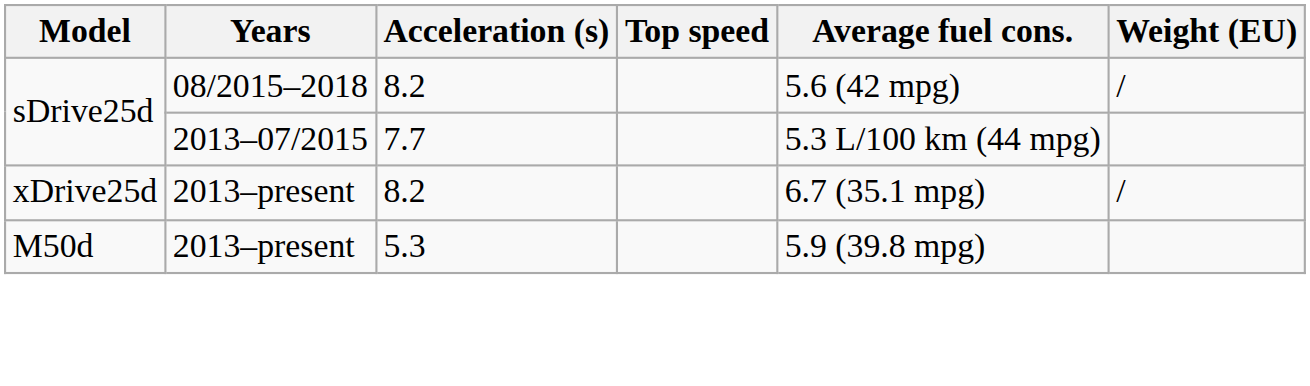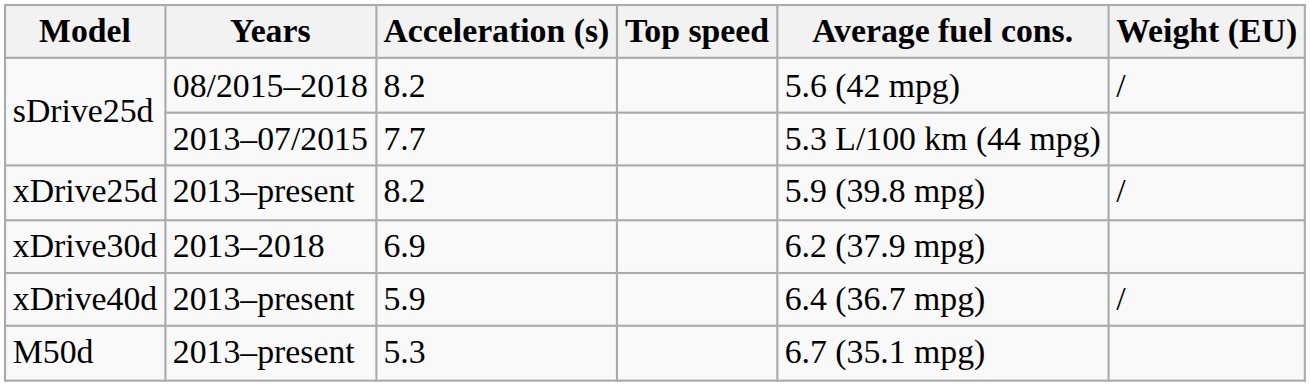(885, 191) 6.7 (35.1 mpg) -> (885, 191) 5.9 (39.8 mpg)
+ row: (85, 245)
+ row: (85, 298)
(885, 245) 5.9 (39.8 mpg) -> (885, 352) 6.7 (35.1 mpg)
